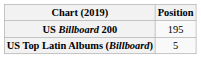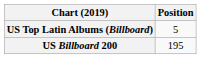rows swapped: (80, 29) <-> (80, 45)
